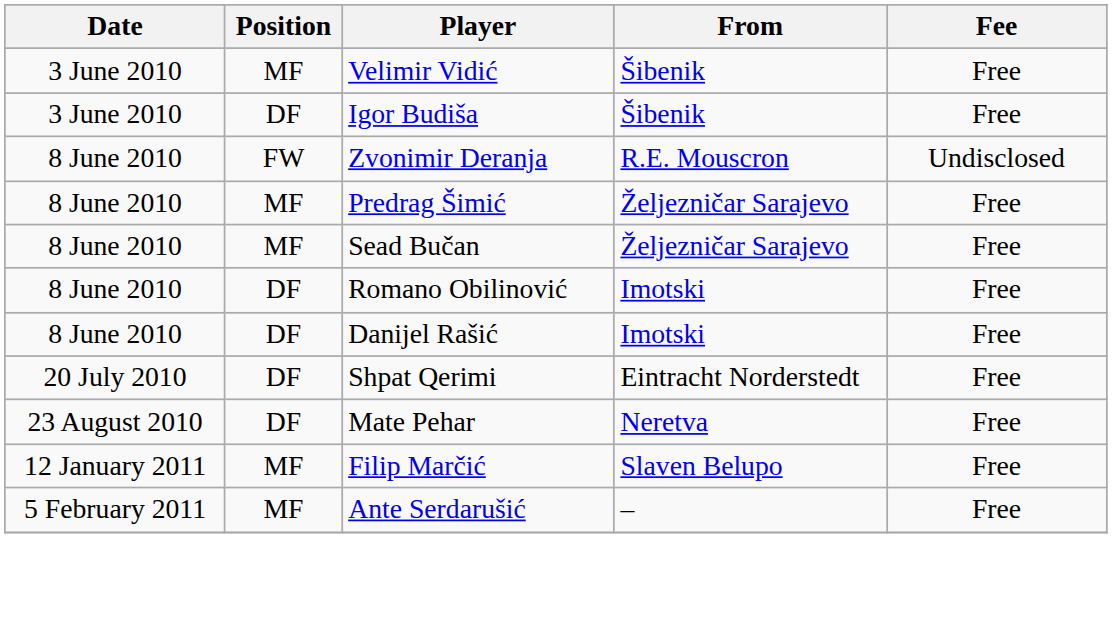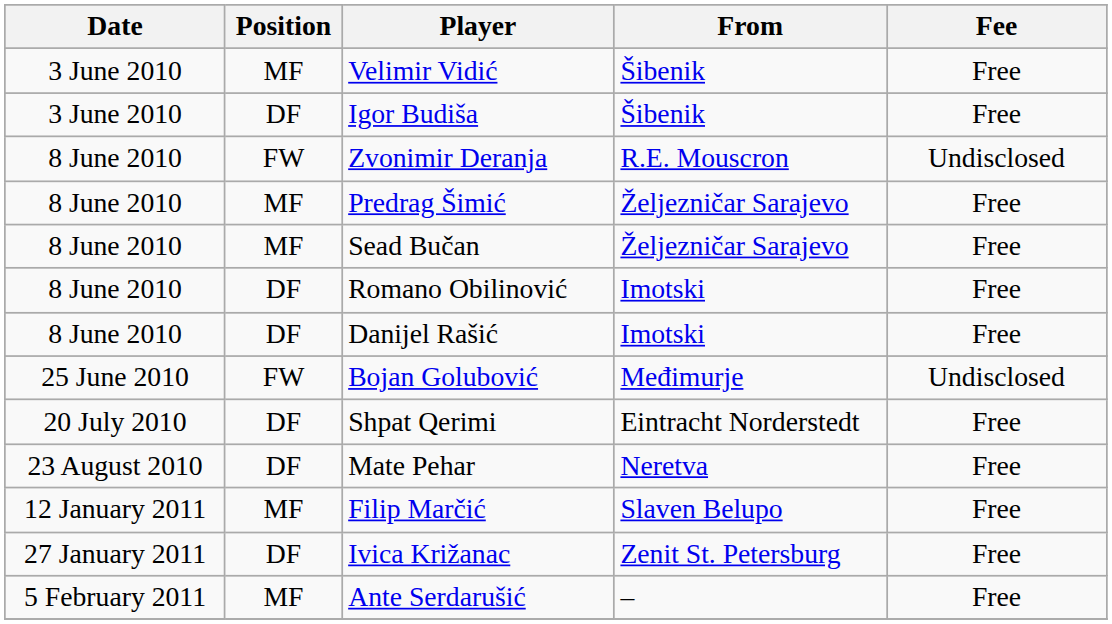+ row: (443, 377)
+ row: (429, 553)
